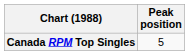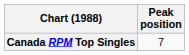(161, 42) 5 -> (161, 42) 7
